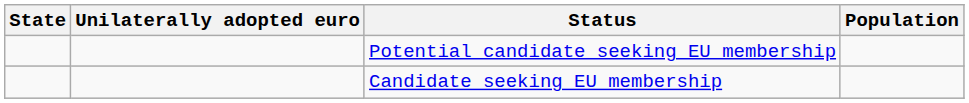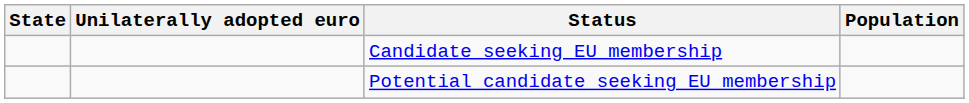rows swapped: (603, 51) <-> (546, 82)
